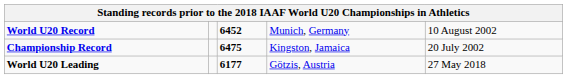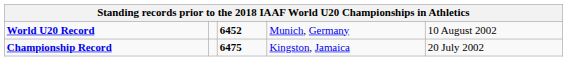- row: (53, 64)
